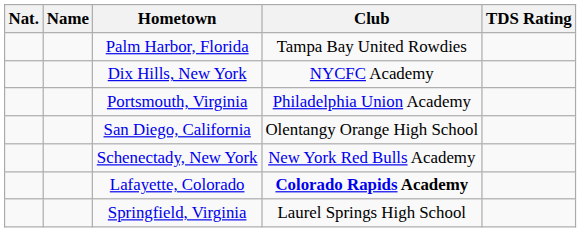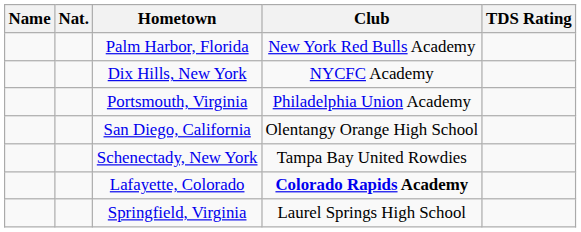columns swapped: (68, 18) <-> (24, 18)
(372, 46) Tampa Bay United Rowdies -> (372, 46) New York Red Bulls Academy
(372, 157) New York Red Bulls Academy -> (372, 157) Tampa Bay United Rowdies
